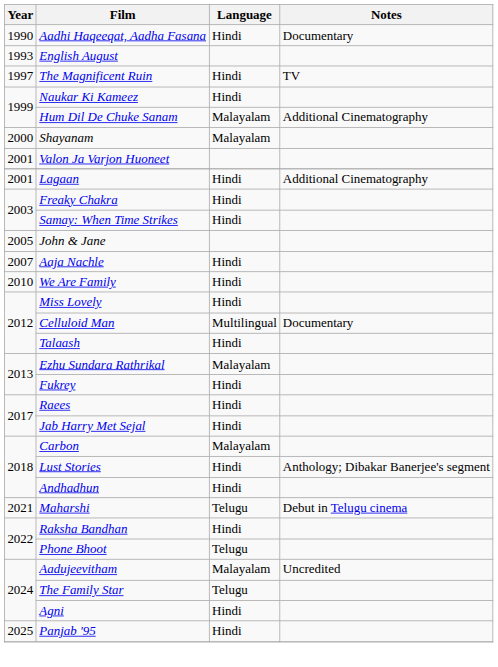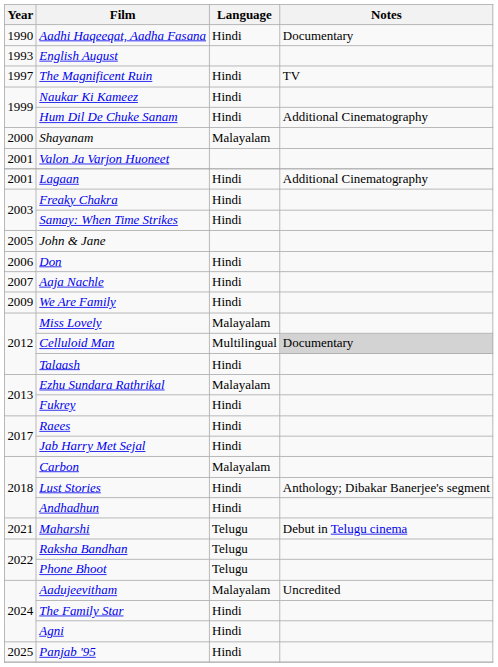(241, 117) Malayalam -> (227, 117) Hindi
+ row: (50, 261)
(20, 281) 2010 -> (20, 302) 2009
(227, 302) Hindi -> (241, 323) Malayalam
(318, 323) no background -> (318, 343) lightgrey background
(227, 528) Hindi -> (230, 549) Telugu
(230, 590) Telugu -> (227, 610) Hindi
